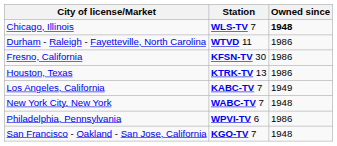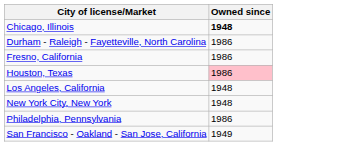- column: (239, 12)
(282, 73) no background -> (222, 73) pink background
(282, 88) 1949 -> (222, 88) 1948
(282, 133) 1948 -> (222, 133) 1949
